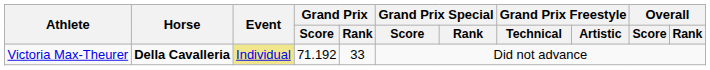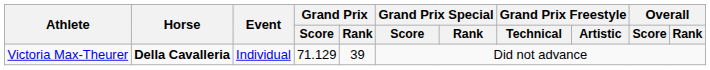(263, 55) khaki background -> (263, 55) no background
(317, 55) 71.192 -> (317, 55) 71.129
(357, 55) 33 -> (357, 55) 39
